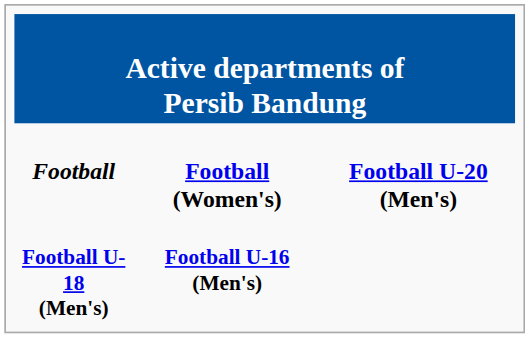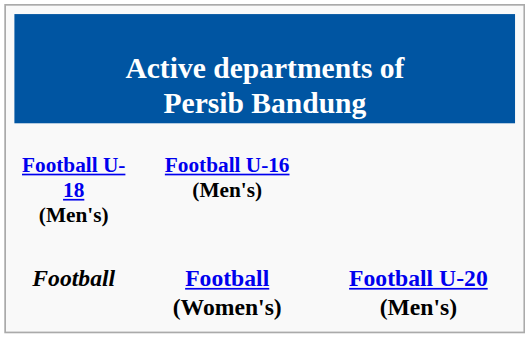rows swapped: (74, 170) <-> (74, 283)
